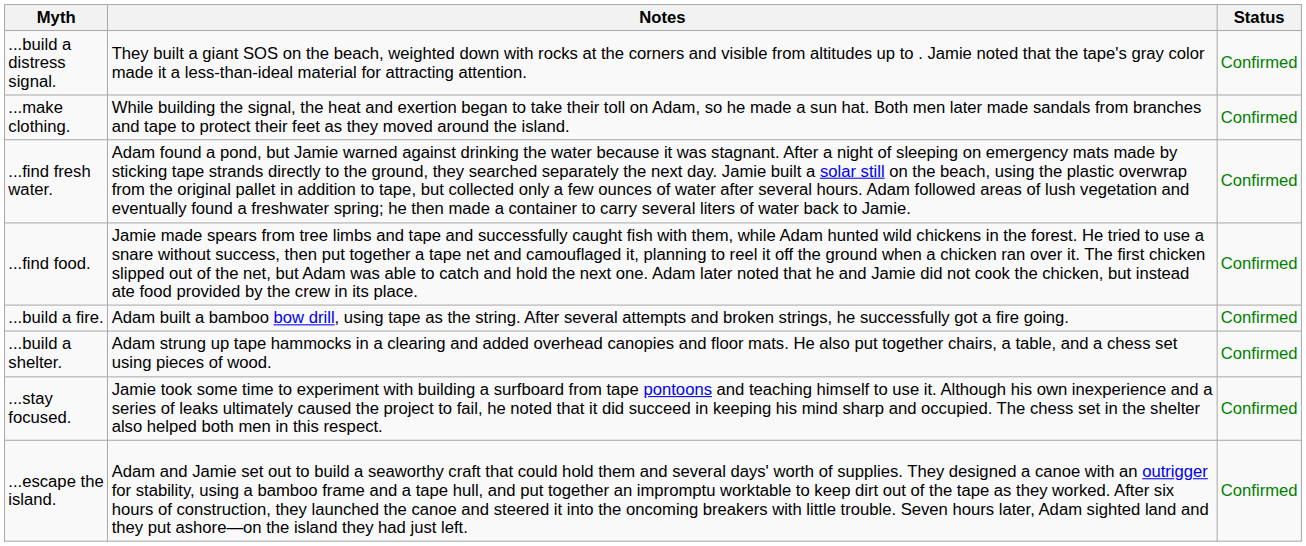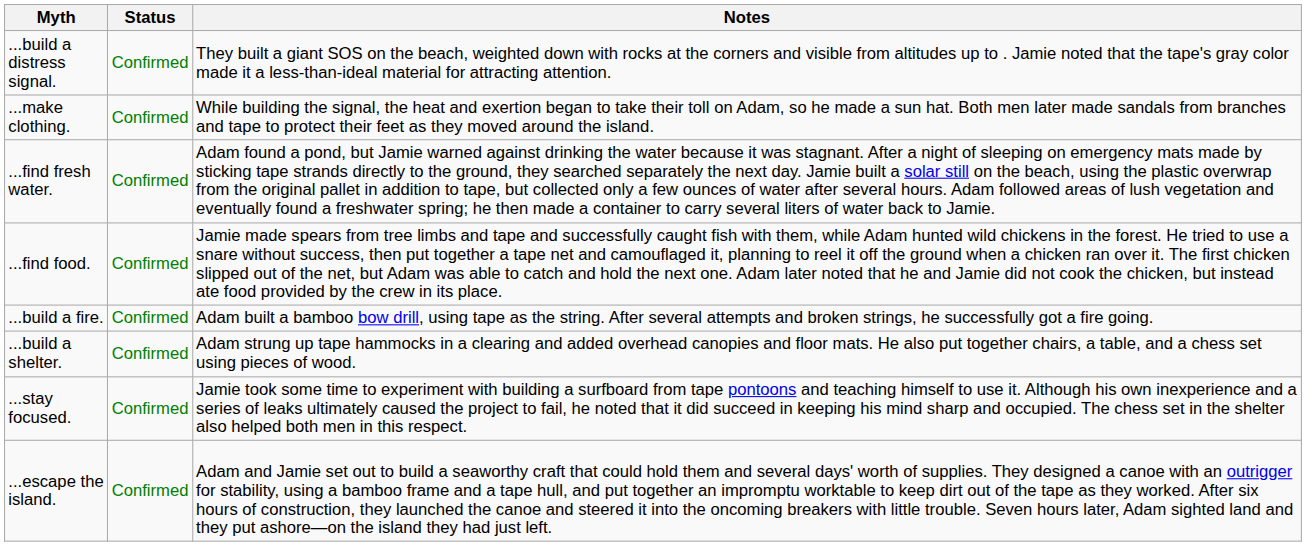columns swapped: (1259, 17) <-> (662, 17)
